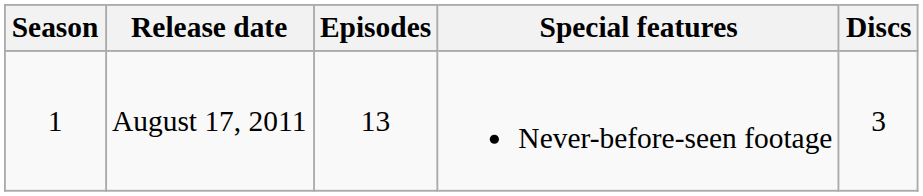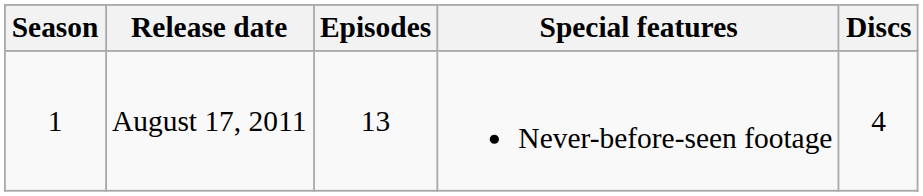(879, 120) 3 -> (879, 120) 4
